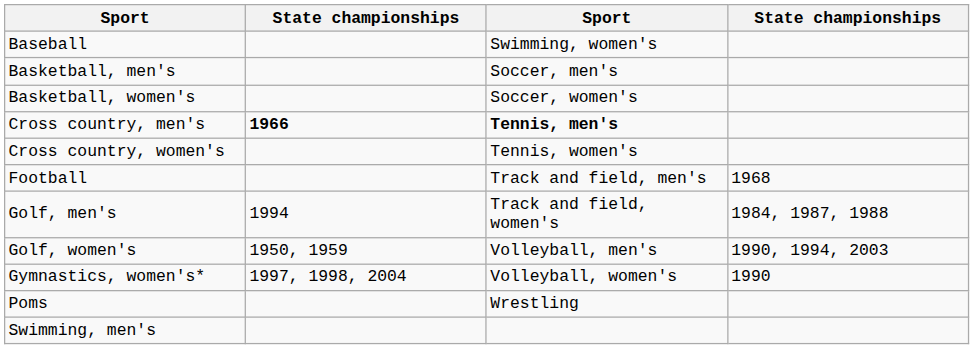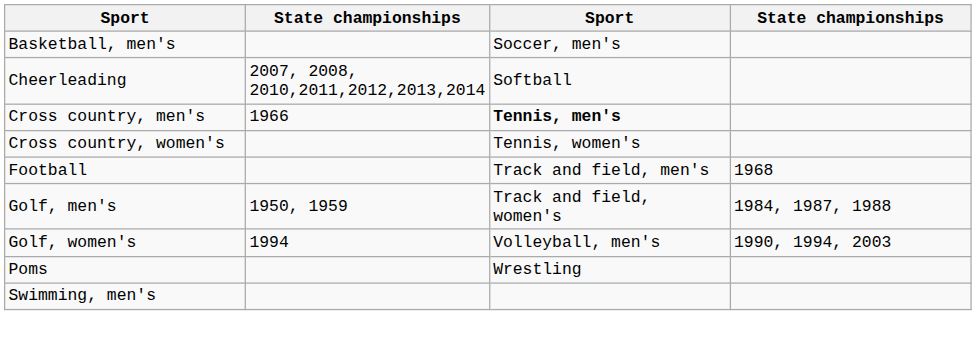- row: (48, 45)
- row: (102, 98)
+ row: (68, 81)
(269, 125) bold -> (269, 117) normal
(269, 214) 1994 -> (299, 207) 1950, 1959
(299, 250) 1950, 1959 -> (269, 243) 1994
- row: (107, 277)
